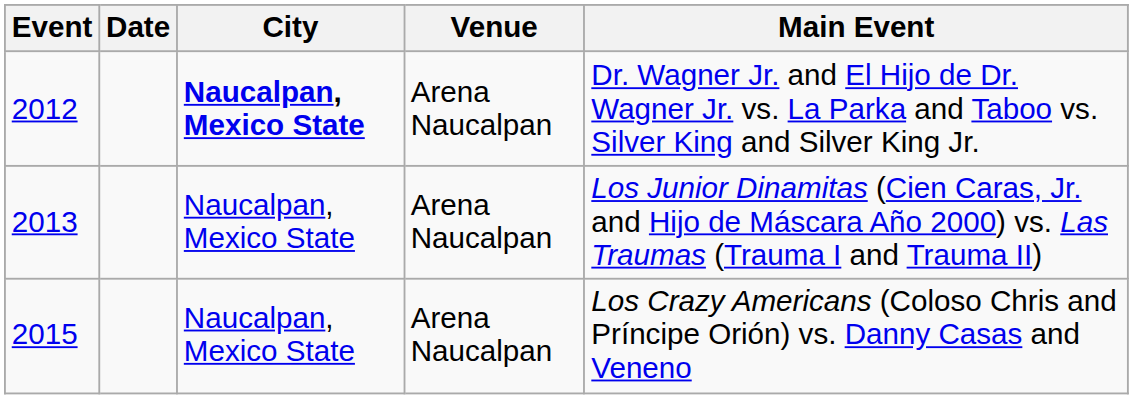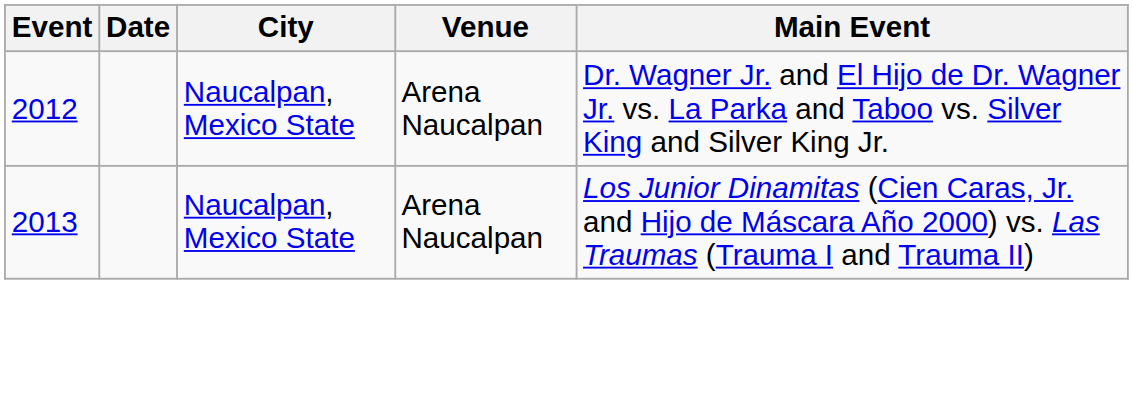(274, 108) bold -> (269, 108) normal
- row: (45, 335)
